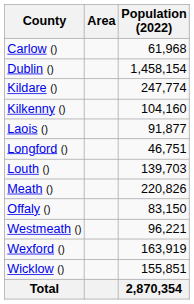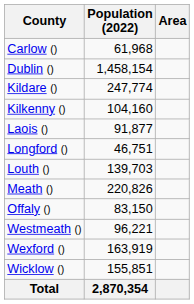columns swapped: (154, 21) <-> (101, 21)
